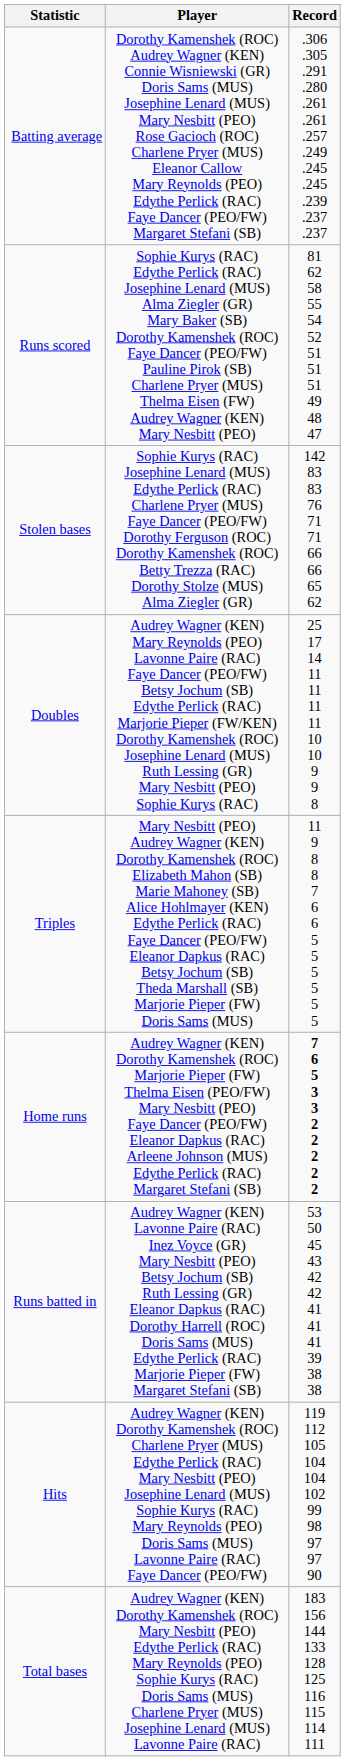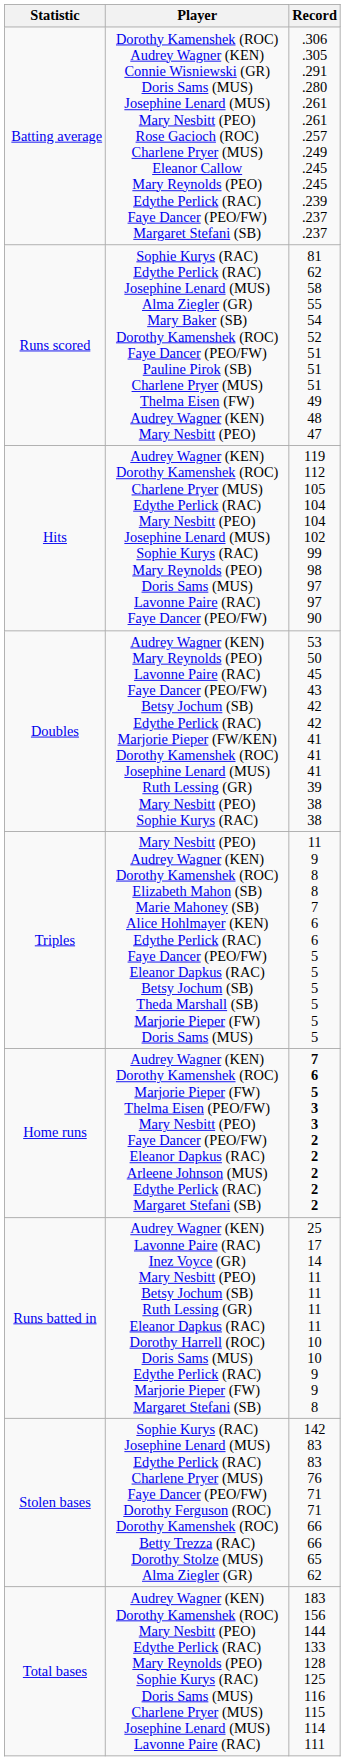rows swapped: (55, 1494) <-> (55, 529)
(315, 714) 25 17 14 11 11 11 11 10 10 9 9 8 -> (315, 730) 53 50 45 43 42 42 41 41 41 39 38 38
(315, 1301) 53 50 45 43 42 42 41 41 41 39 38 38 -> (315, 1317) 25 17 14 11 11 11 11 10 10 9 9 8
